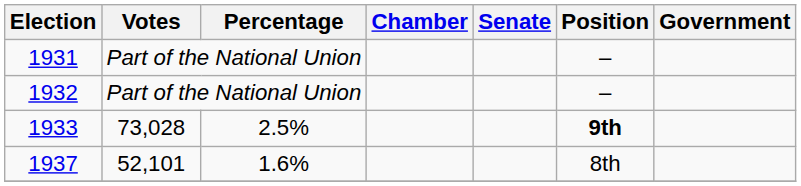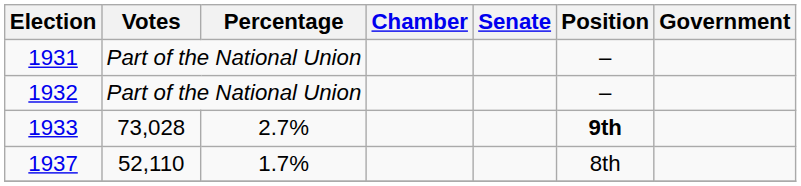(284, 127) 2.5% -> (284, 127) 2.7%
(151, 163) 52,101 -> (151, 163) 52,110
(284, 163) 1.6% -> (284, 163) 1.7%
